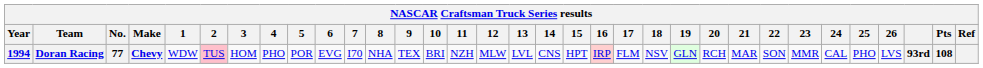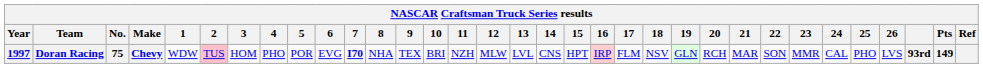(19, 53) 1994 -> (19, 53) 1997
(117, 53) 77 -> (117, 53) 75
(355, 53) normal -> (355, 53) bold
(944, 53) 108 -> (945, 53) 149
